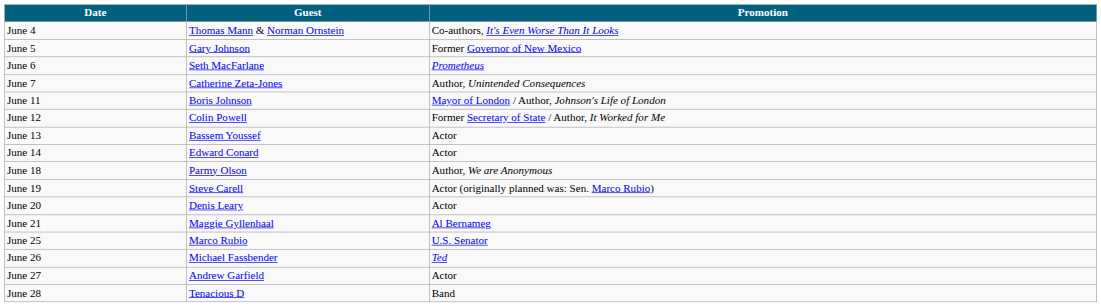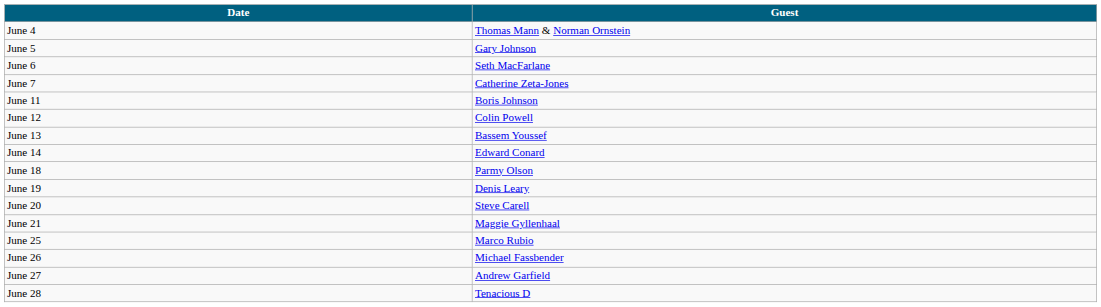- column: (763, 13)
(216, 188) Steve Carell -> (502, 188) Denis Leary
(216, 205) Denis Leary -> (502, 205) Steve Carell
